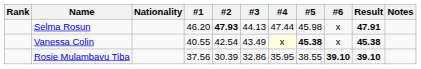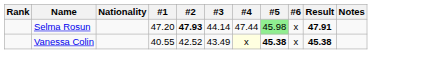(198, 27) 46.20 -> (163, 27) 47.20
(254, 27) 44.13 -> (219, 27) 44.14
(310, 27) no background -> (274, 27) lightgreen background
(226, 42) 42.54 -> (191, 42) 42.52
- row: (82, 57)
